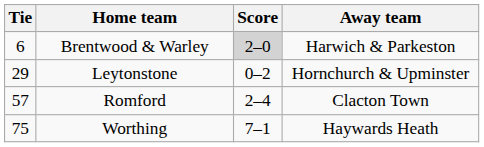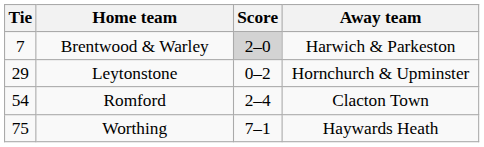(20, 45) 6 -> (20, 45) 7
(20, 100) 57 -> (20, 100) 54
